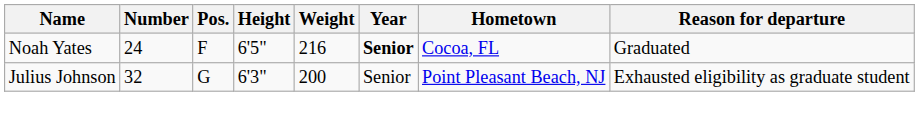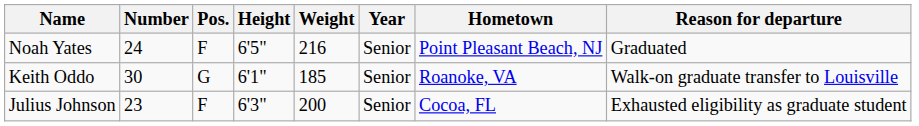(388, 47) bold -> (387, 47) normal
(461, 47) Cocoa, FL -> (511, 47) Point Pleasant Beach, NJ
+ row: (52, 76)
(133, 76) 32 -> (133, 105) 23
(204, 76) G -> (202, 105) F
(514, 76) Point Pleasant Beach, NJ -> (457, 105) Cocoa, FL
